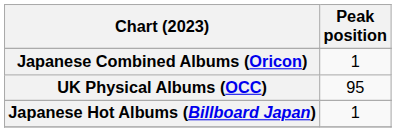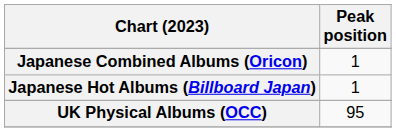rows swapped: (162, 113) <-> (162, 87)
